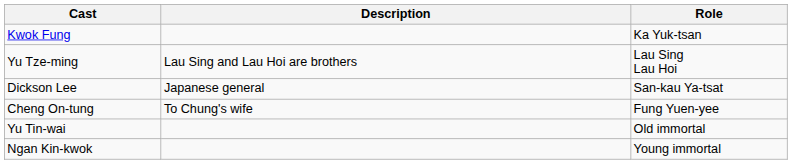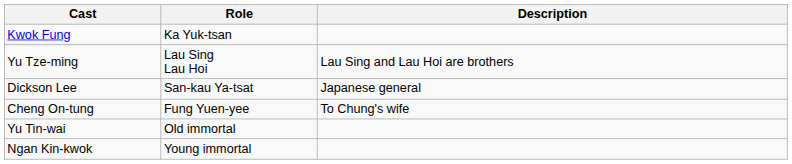columns swapped: (709, 14) <-> (396, 14)
